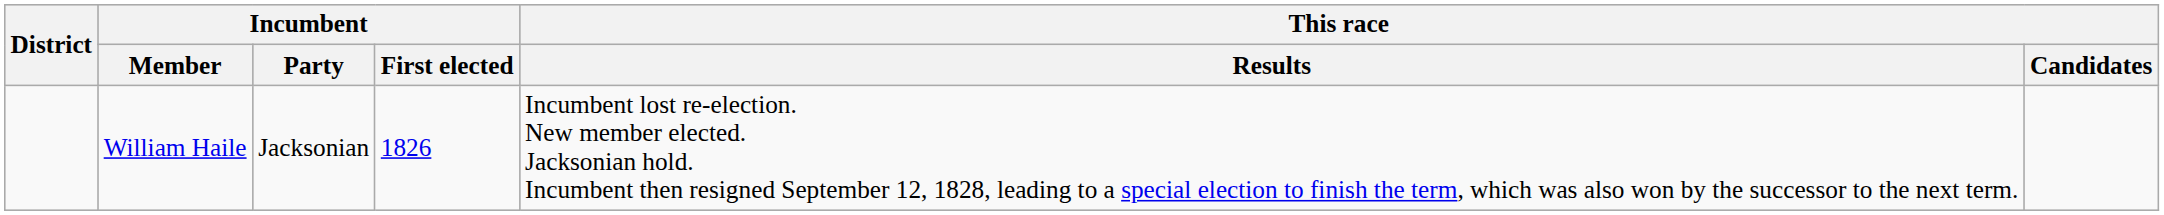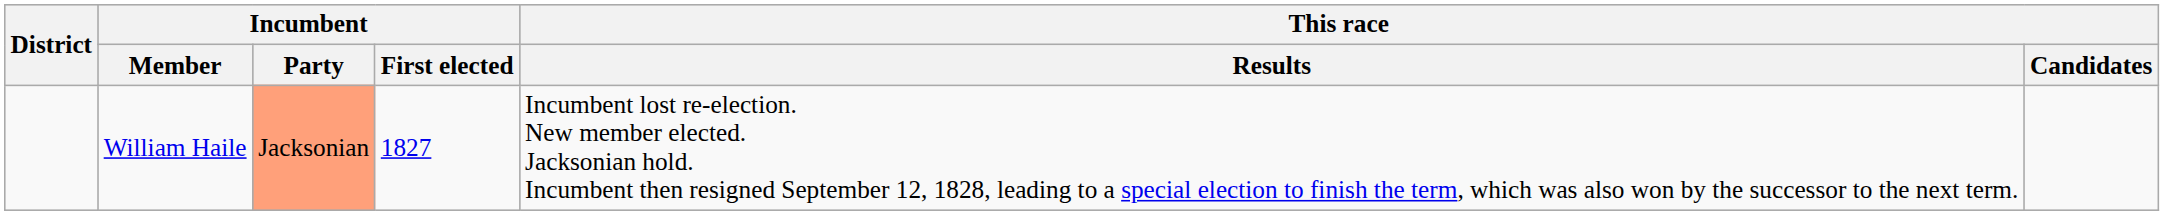(314, 147) no background -> (314, 147) lightsalmon background
(406, 147) 1826 -> (406, 147) 1827
